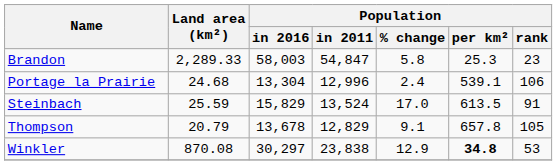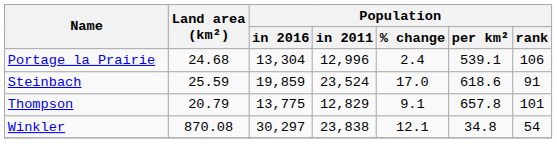- row: (36, 60)
(281, 105) 15,829 -> (281, 82) 19,859
(344, 105) 13,524 -> (344, 82) 23,524
(480, 105) 613.5 -> (480, 82) 618.6
(281, 127) 13,678 -> (281, 105) 13,775
(532, 127) 105 -> (532, 105) 101
(412, 149) 12.9 -> (412, 127) 12.1
(480, 149) bold -> (480, 127) normal
(532, 149) 53 -> (532, 127) 54
